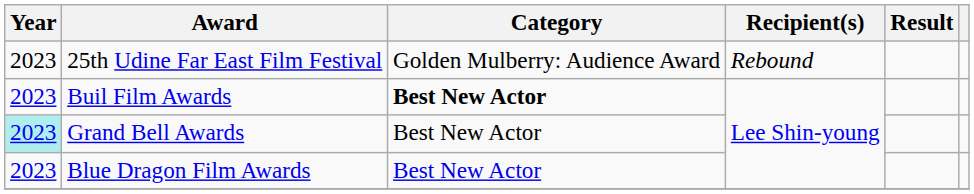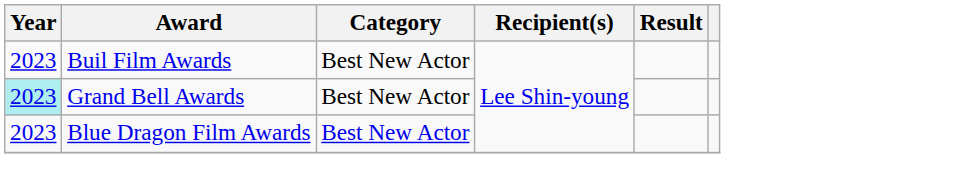- row: (225, 59)
(470, 96) bold -> (395, 59) normal
